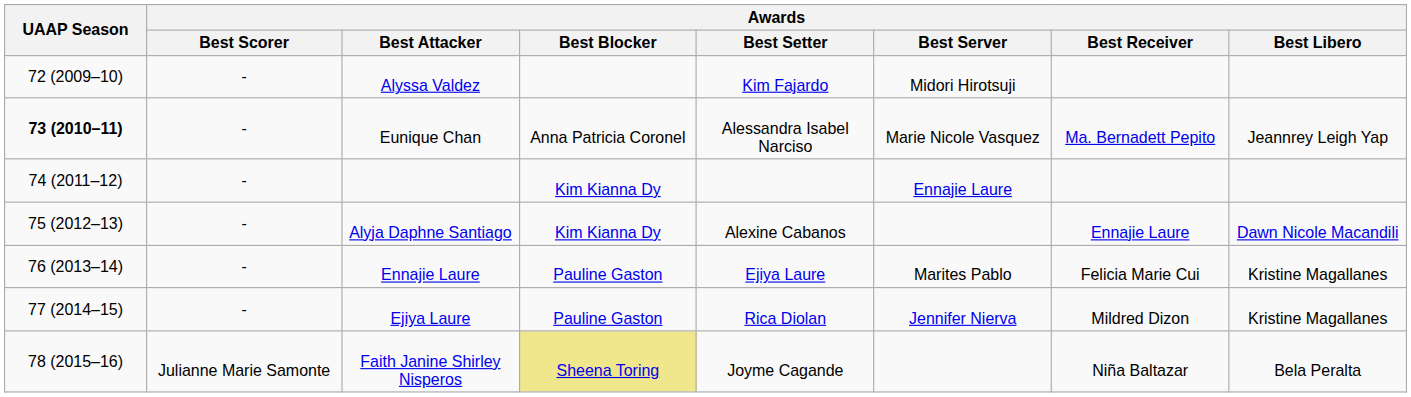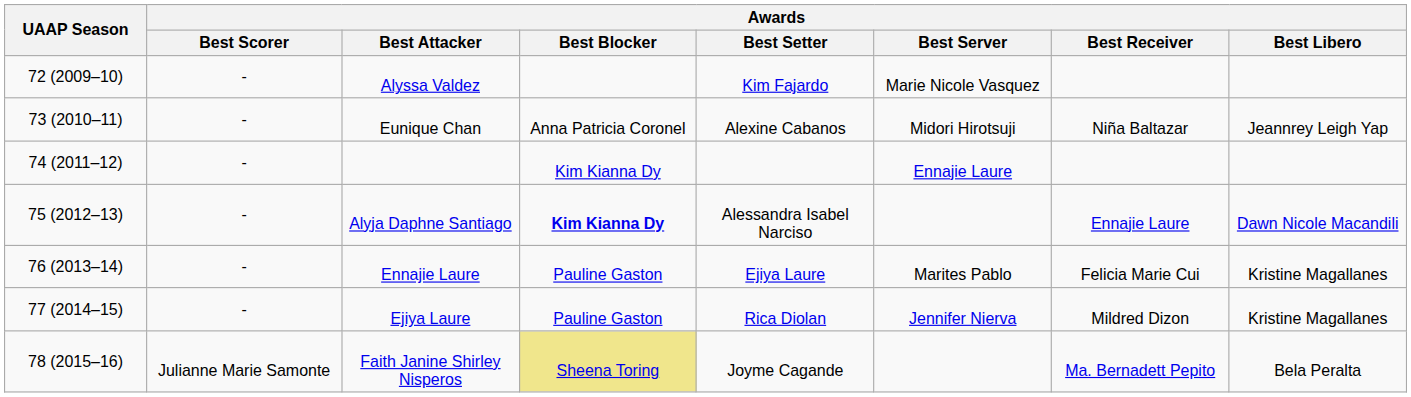(963, 86) Midori Hirotsuji -> (963, 86) Marie Nicole Vasquez
(76, 129) bold -> (76, 120) normal
(785, 138) Alessandra Isabel Narciso -> (785, 129) Alexine Cabanos
(963, 138) Marie Nicole Vasquez -> (963, 129) Midori Hirotsuji
(1140, 138) Ma. Bernadett Pepito -> (1140, 129) Niña Baltazar
(608, 233) normal -> (608, 224) bold
(785, 233) Alexine Cabanos -> (785, 224) Alessandra Isabel Narciso
(1140, 371) Niña Baltazar -> (1140, 371) Ma. Bernadett Pepito
